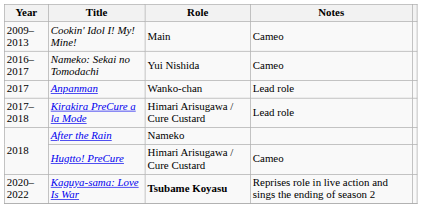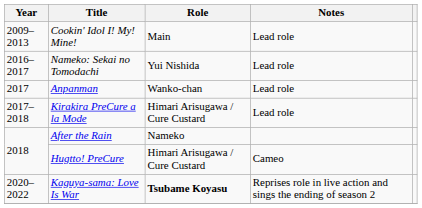(268, 36) Cameo -> (273, 36) Lead role
(268, 65) Cameo -> (273, 65) Lead role
